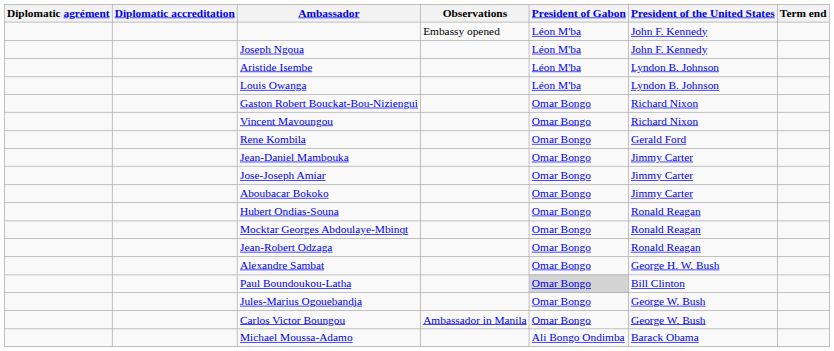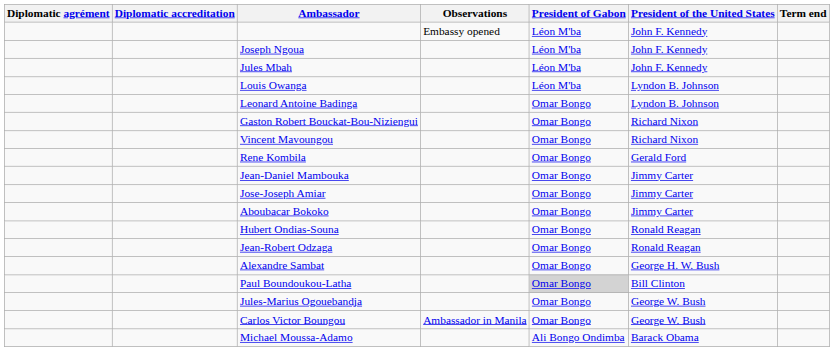+ row: (266, 67)
- row: (276, 67)
+ row: (299, 103)
- row: (324, 229)
